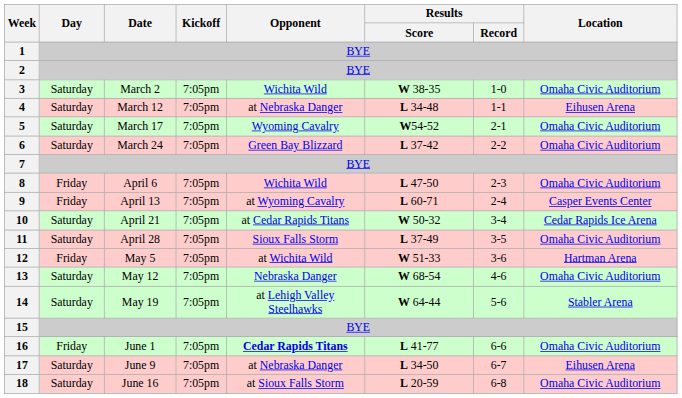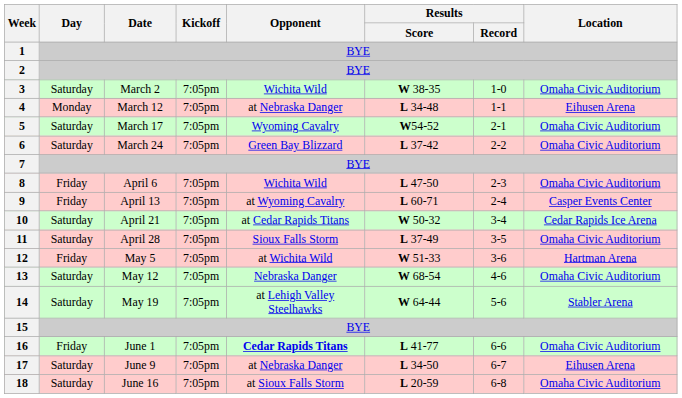(72, 107) Saturday -> (72, 107) Monday
